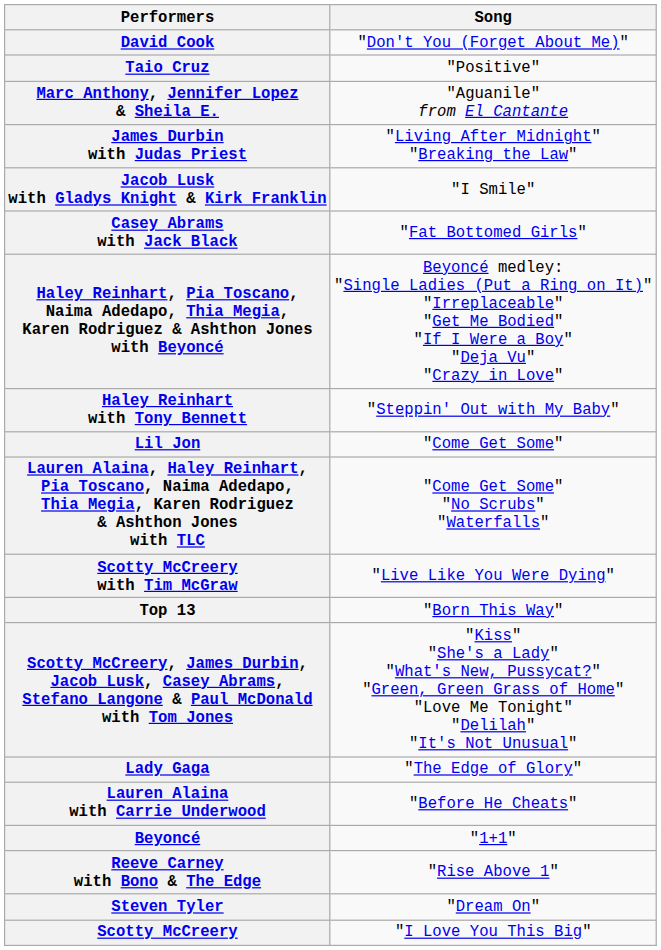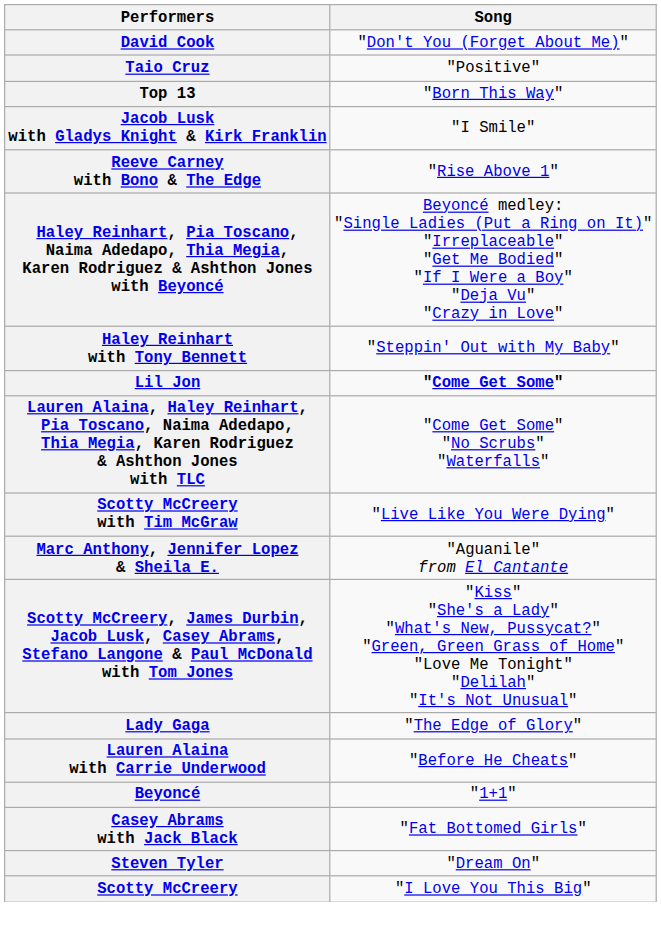rows swapped: (167, 610) <-> (167, 103)
- row: (167, 146)
rows swapped: (167, 233) <-> (167, 873)
(493, 444) normal -> (493, 383) bold
